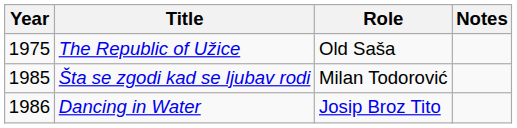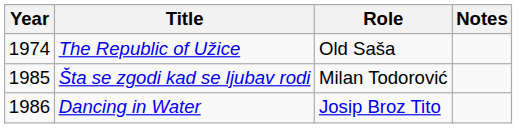(30, 48) 1975 -> (30, 48) 1974
